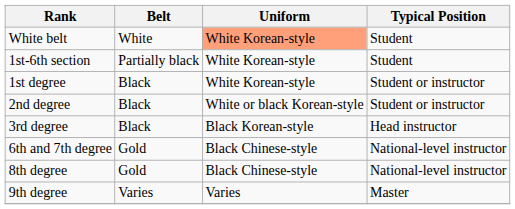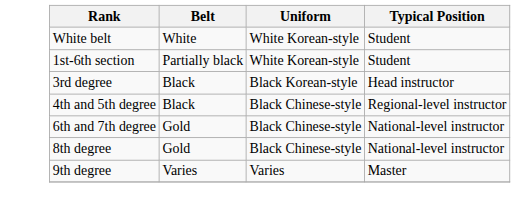(260, 38) lightsalmon background -> (304, 38) no background
- row: (37, 82)
- row: (39, 104)
+ row: (104, 104)
